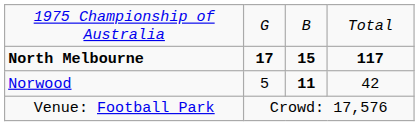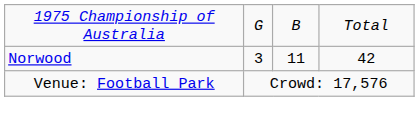- row: (76, 59)
(265, 83) 5 -> (258, 59) 3
(306, 83) bold -> (296, 59) normal
